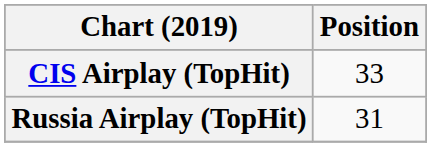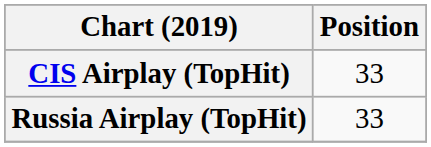(369, 118) 31 -> (369, 118) 33
